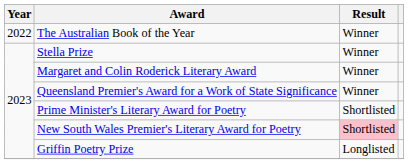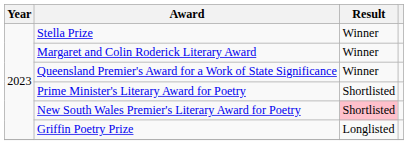- row: (116, 33)
